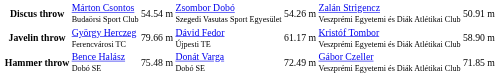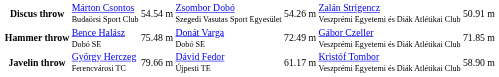rows swapped: (37, 62) <-> (37, 38)
